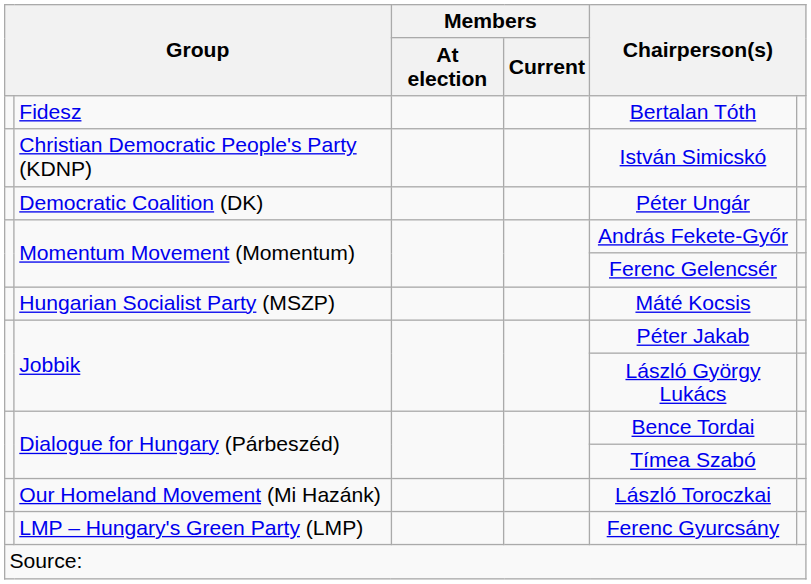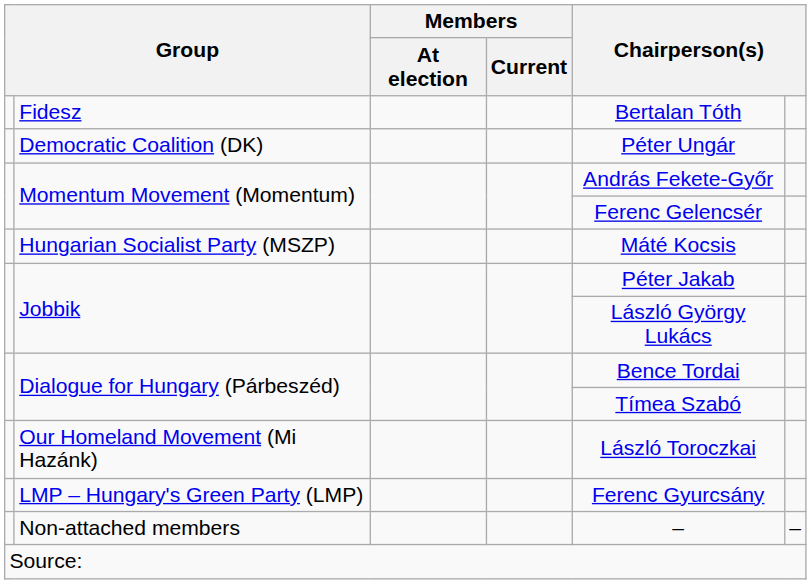- row: (10, 158)
+ row: (10, 528)
